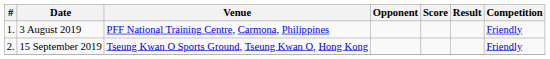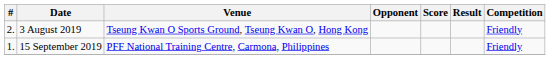(11, 29) 1. -> (11, 29) 2.
(218, 29) PFF National Training Centre, Carmona, Philippines -> (237, 29) Tseung Kwan O Sports Ground, Tseung Kwan O, Hong Kong
(11, 46) 2. -> (11, 46) 1.
(237, 46) Tseung Kwan O Sports Ground, Tseung Kwan O, Hong Kong -> (218, 46) PFF National Training Centre, Carmona, Philippines
